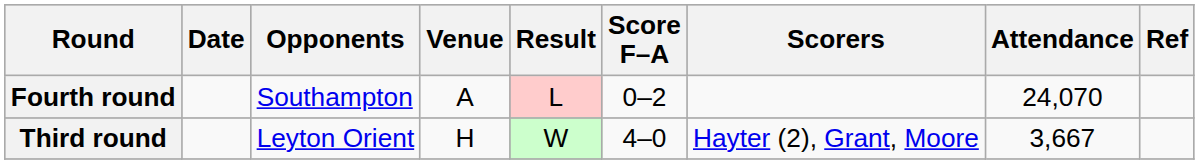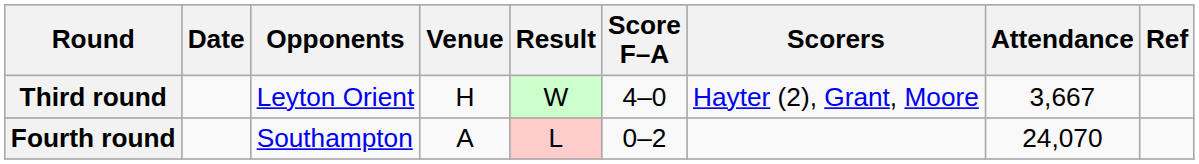rows swapped: (93, 138) <-> (93, 96)
